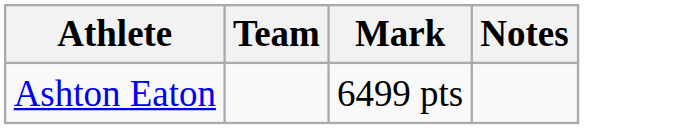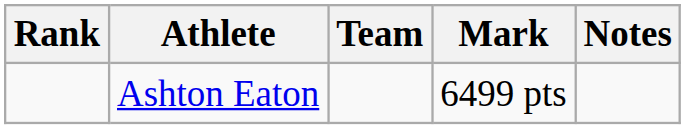+ column: (57, 33)
